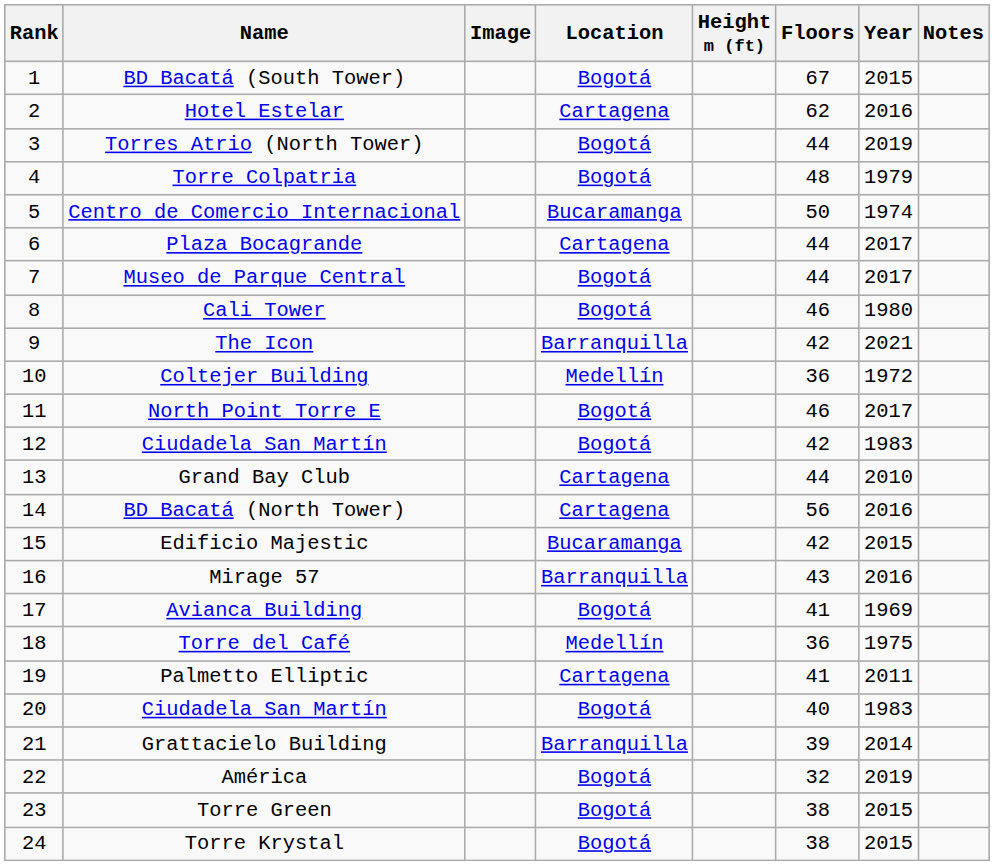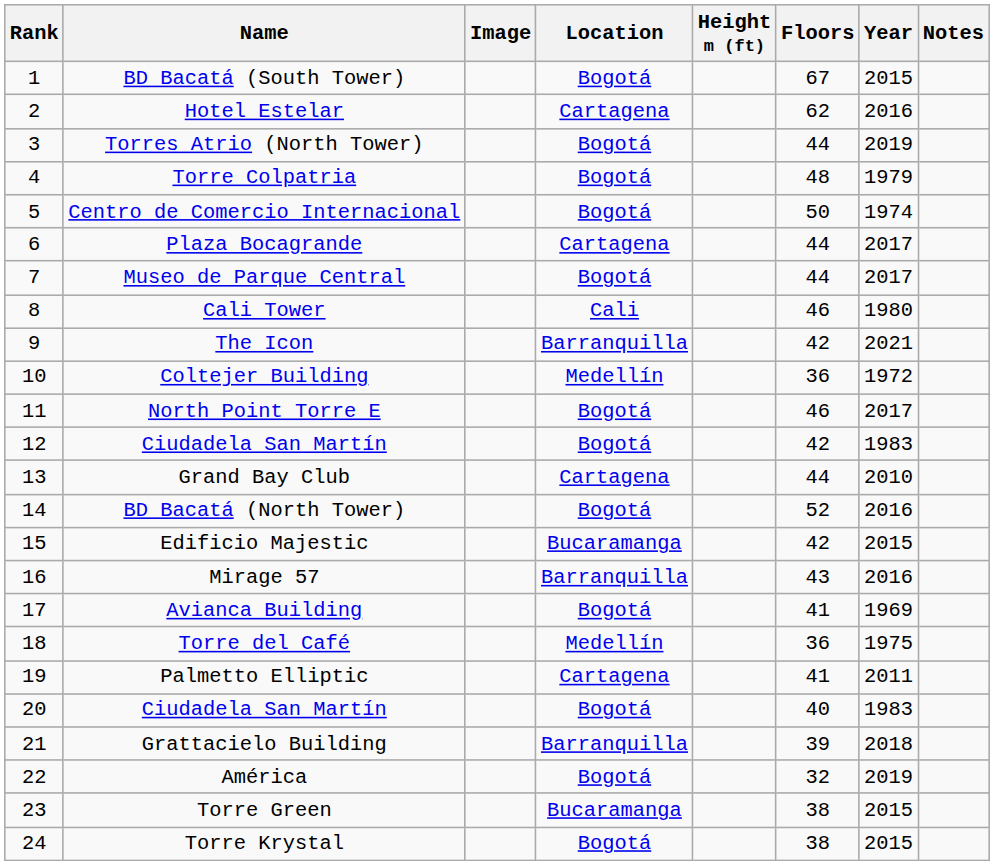(614, 211) Bucaramanga -> (614, 211) Bogotá
(614, 311) Bogotá -> (614, 311) Cali
(614, 511) Cartagena -> (614, 511) Bogotá
(818, 511) 56 -> (818, 511) 52
(889, 744) 2014 -> (889, 744) 2018
(614, 810) Bogotá -> (614, 810) Bucaramanga
